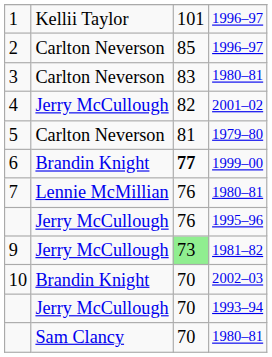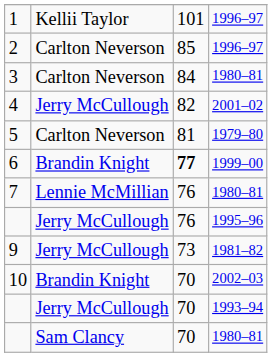(186, 76) 83 -> (186, 76) 84
(186, 250) lightgreen background -> (186, 250) no background
